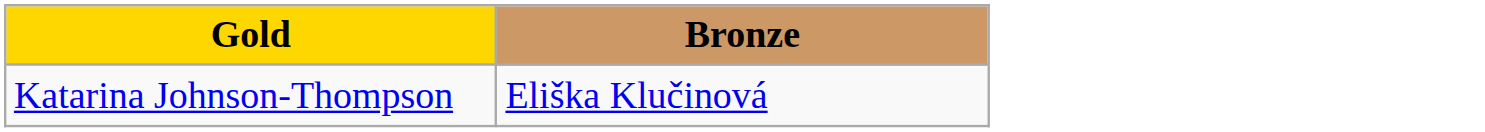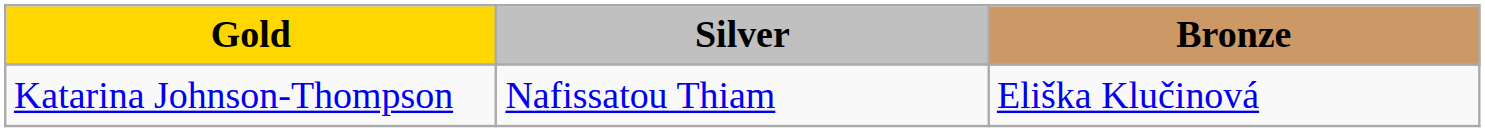+ column: (742, 34)
